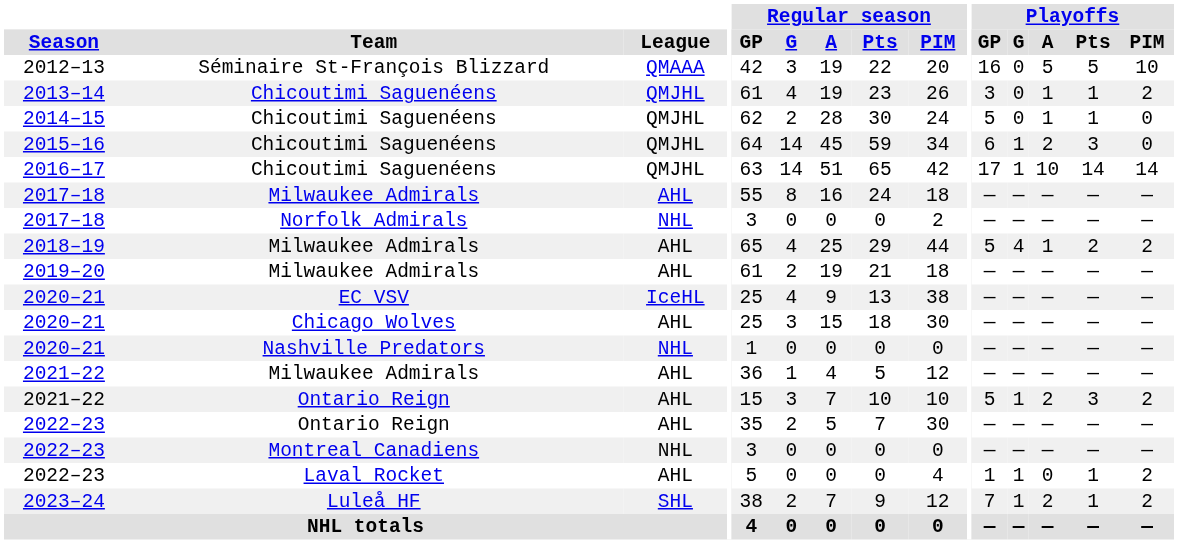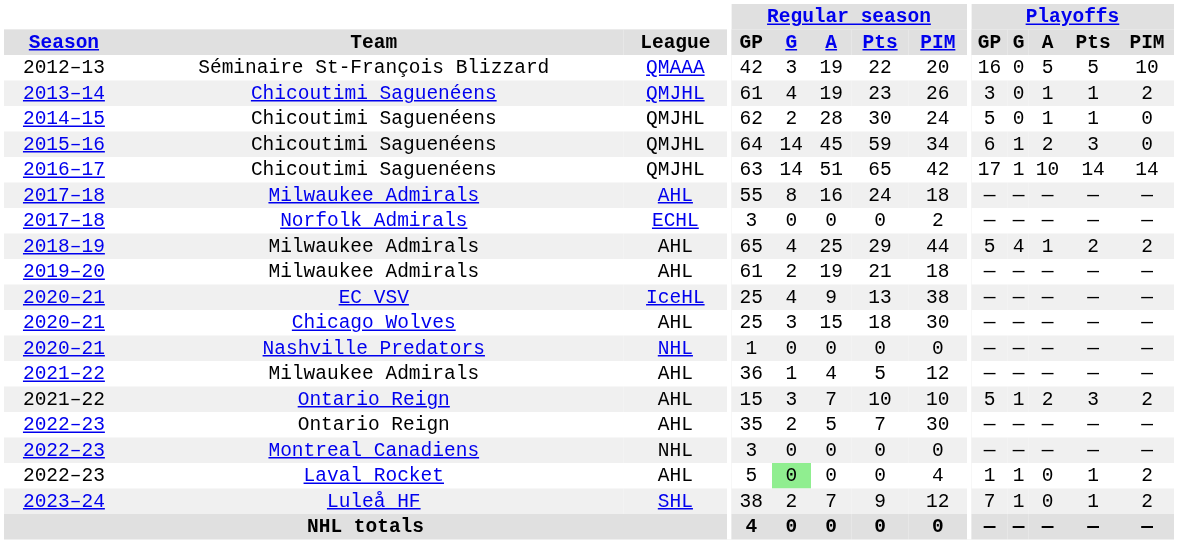(675, 221) NHL -> (675, 221) ECHL
(791, 476) no background -> (791, 476) lightgreen background
(1048, 501) 2 -> (1048, 501) 0
